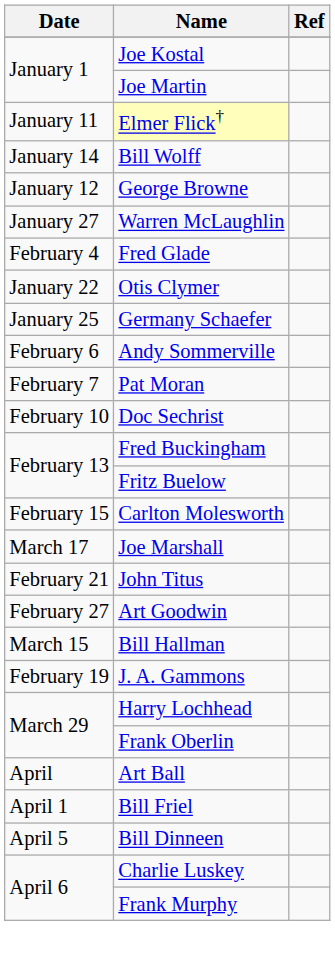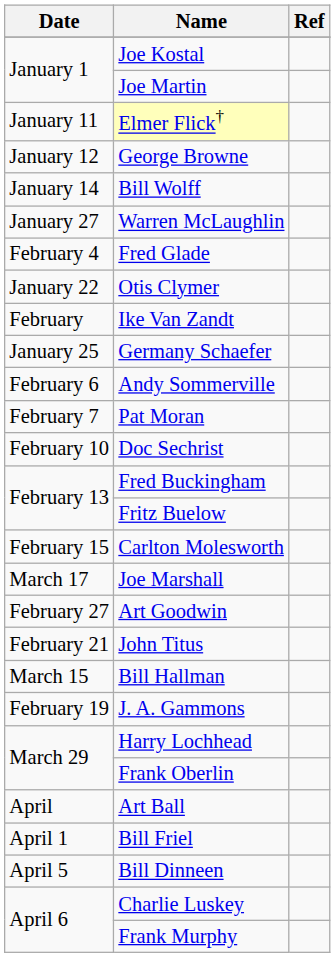rows swapped: (183, 189) <-> (160, 156)
+ row: (176, 319)
rows swapped: (161, 578) <-> (173, 611)
